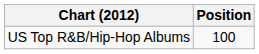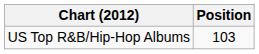(224, 37) 100 -> (224, 37) 103
